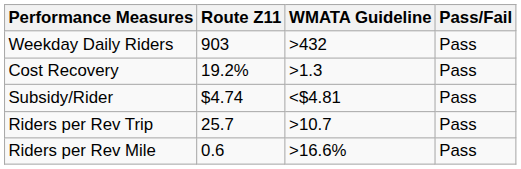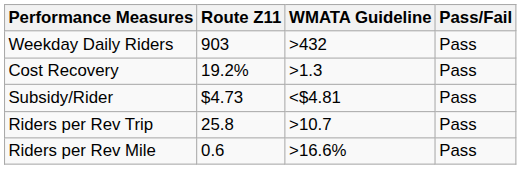(222, 97) $4.74 -> (222, 97) $4.73
(217, 124) 25.7 -> (217, 124) 25.8
